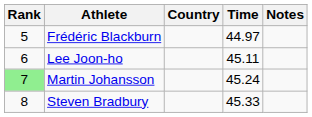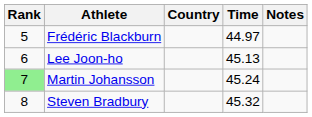(243, 58) 45.11 -> (243, 58) 45.13
(243, 101) 45.33 -> (243, 101) 45.32
